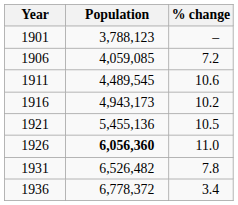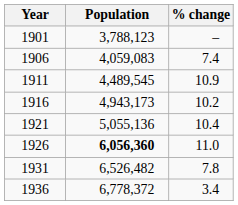(127, 59) 4,059,085 -> (127, 59) 4,059,083
(211, 59) 7.2 -> (211, 59) 7.4
(207, 80) 10.6 -> (207, 80) 10.9
(127, 124) 5,455,136 -> (127, 124) 5,055,136
(207, 124) 10.5 -> (207, 124) 10.4
